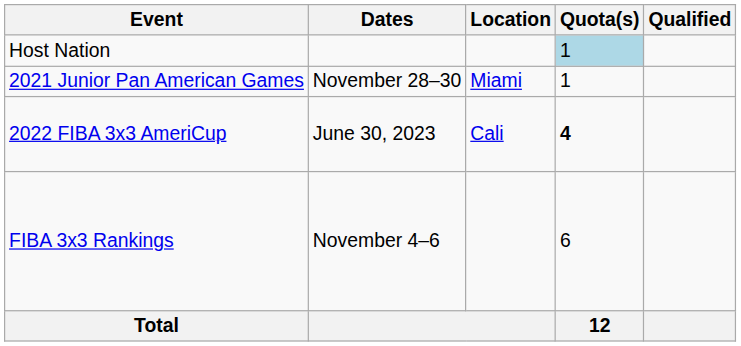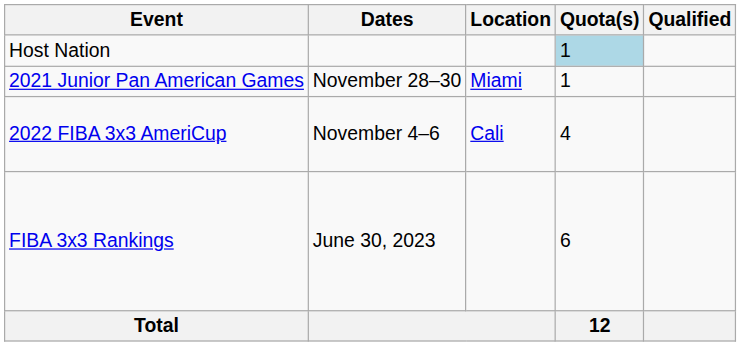(374, 133) June 30, 2023 -> (376, 133) November 4–6
(565, 133) bold -> (565, 133) normal
(376, 240) November 4–6 -> (374, 240) June 30, 2023
